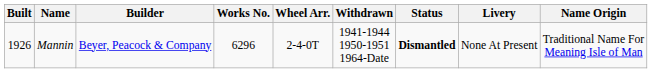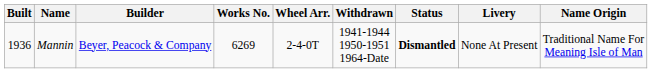(19, 45) 1926 -> (19, 45) 1936
(243, 45) 6296 -> (243, 45) 6269
